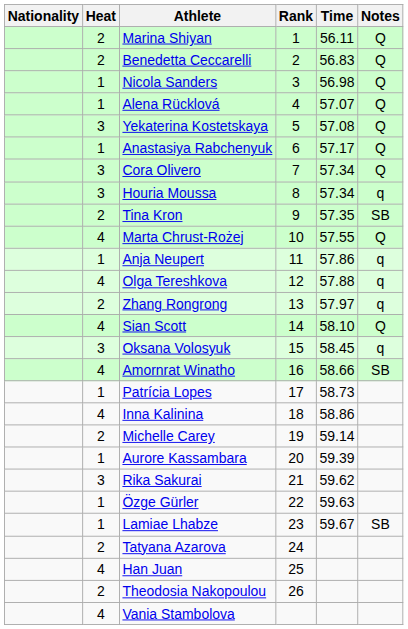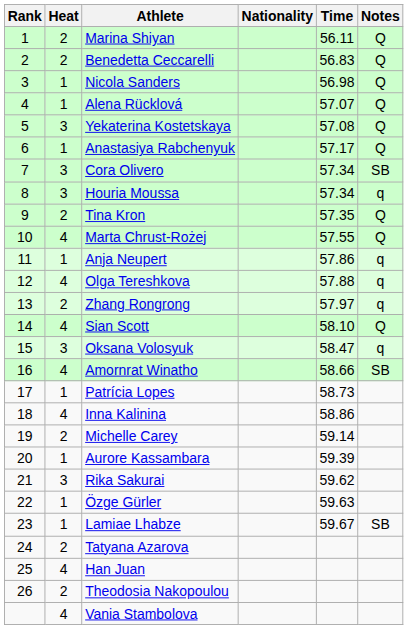columns swapped: (296, 16) <-> (43, 16)
(380, 171) Q -> (380, 171) SB
(380, 215) SB -> (380, 215) Q
(337, 348) 58.45 -> (337, 348) 58.47
